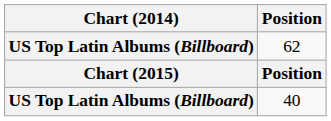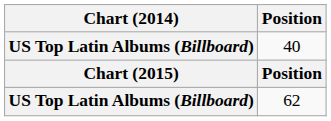rows swapped: (292, 101) <-> (292, 45)
